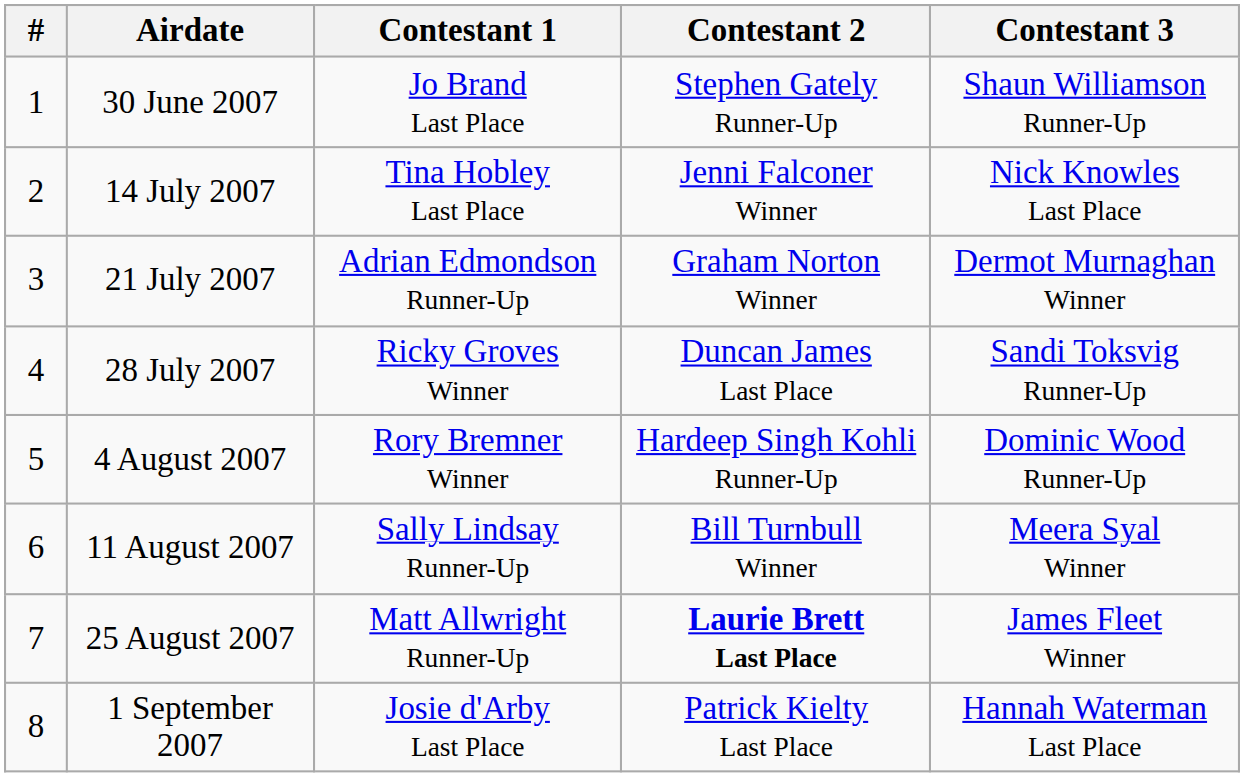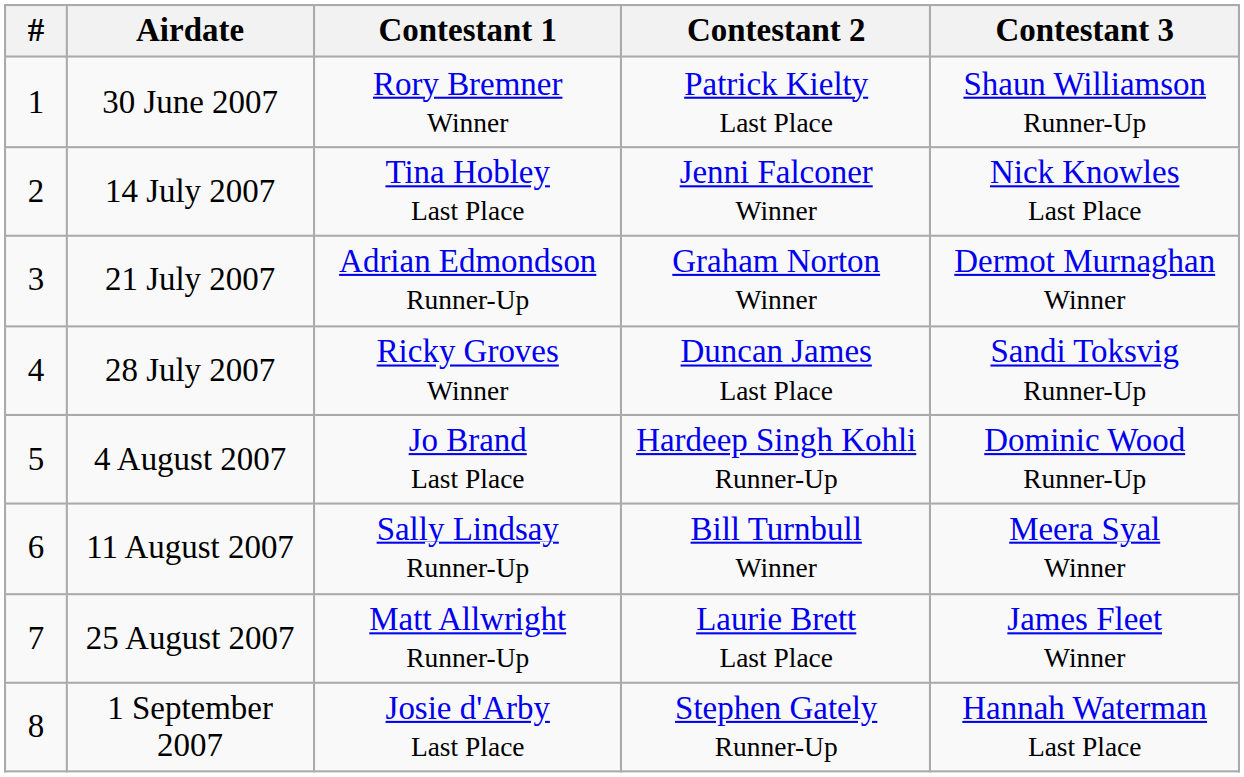(468, 101) Jo Brand Last Place -> (468, 101) Rory Bremner Winner
(776, 101) Stephen Gately Runner-Up -> (776, 101) Patrick Kielty Last Place
(468, 458) Rory Bremner Winner -> (468, 458) Jo Brand Last Place
(776, 637) bold -> (776, 637) normal
(776, 726) Patrick Kielty Last Place -> (776, 726) Stephen Gately Runner-Up
